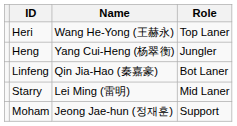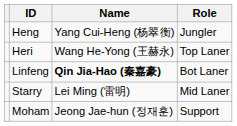rows swapped: (22, 32) <-> (25, 52)
(106, 71) normal -> (108, 71) bold
